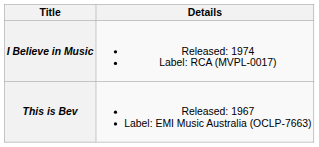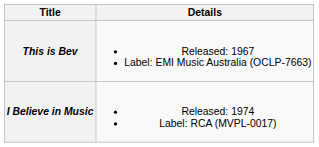rows swapped: (50, 112) <-> (50, 51)
